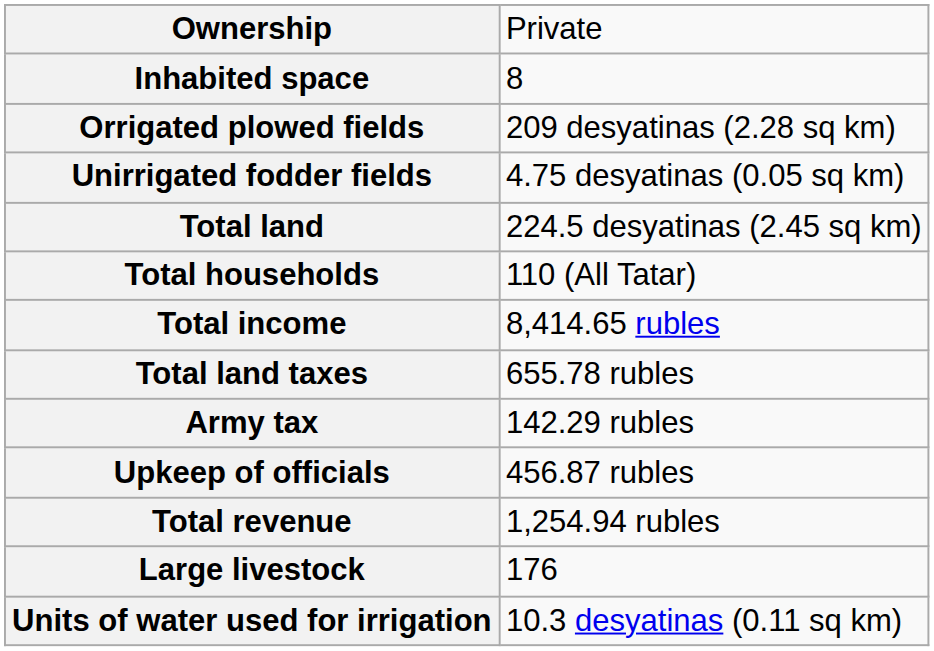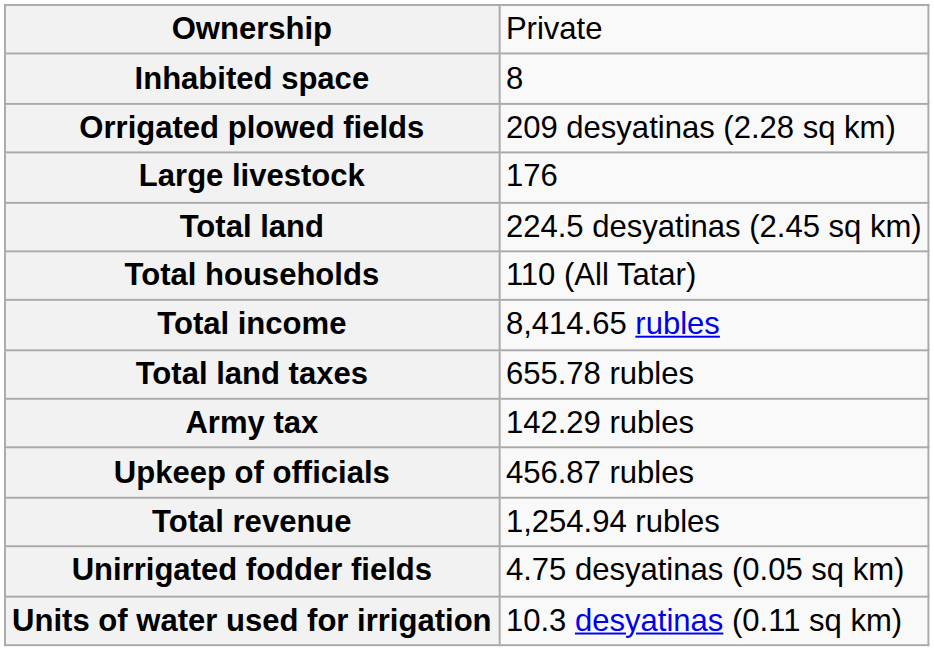rows swapped: (252, 176) <-> (252, 570)
